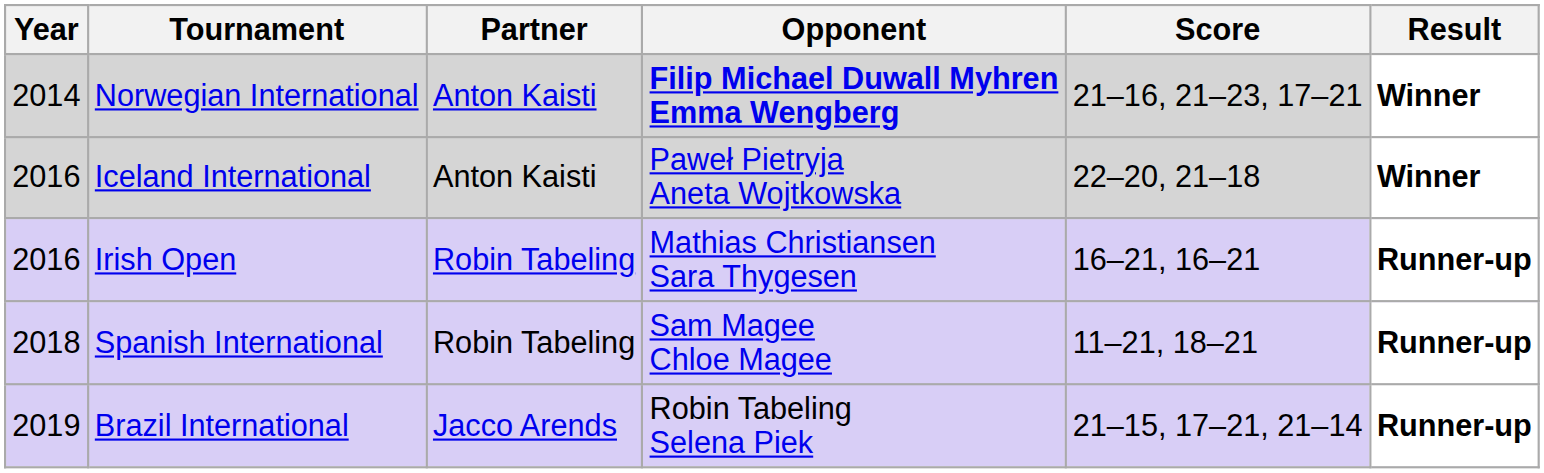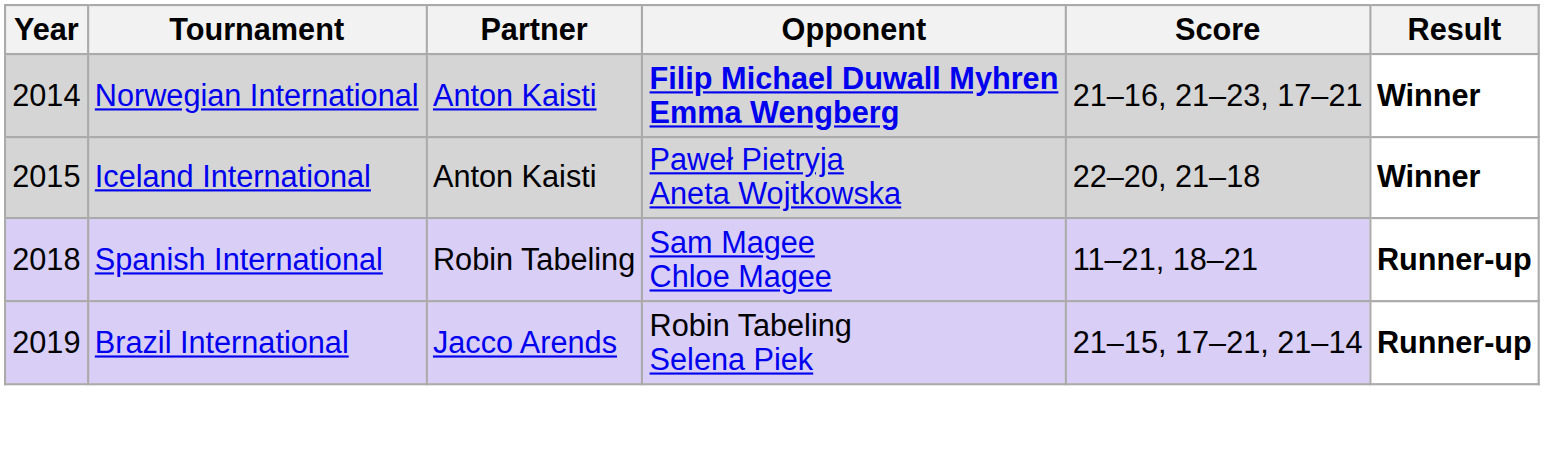(46, 178) 2016 -> (46, 178) 2015
- row: (166, 260)
